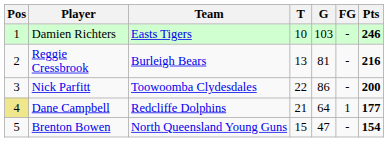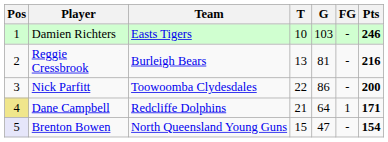(371, 107) 177 -> (371, 107) 171
(17, 127) no background -> (17, 127) lavender background
